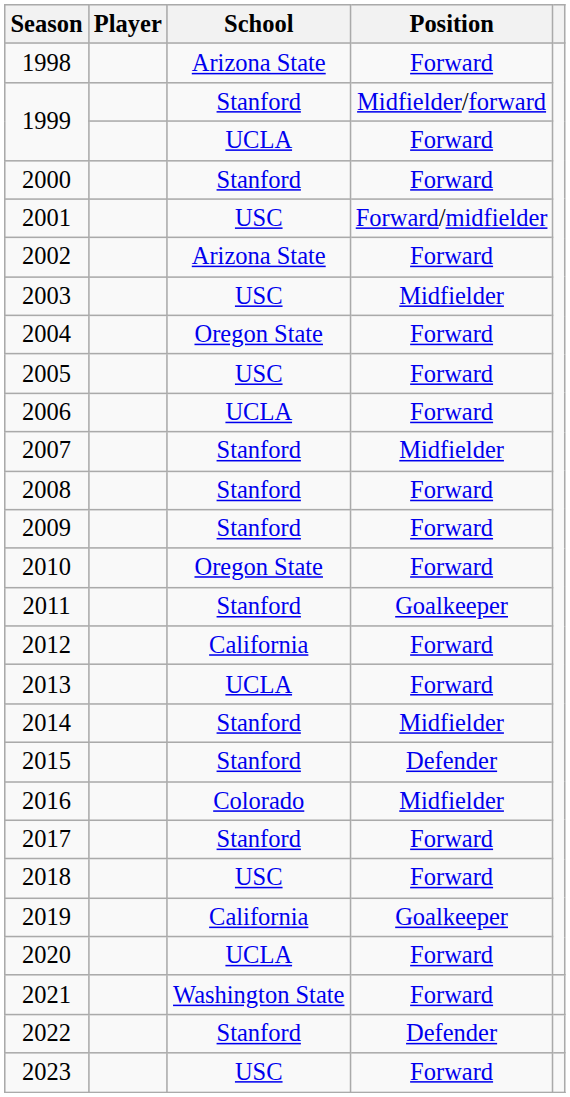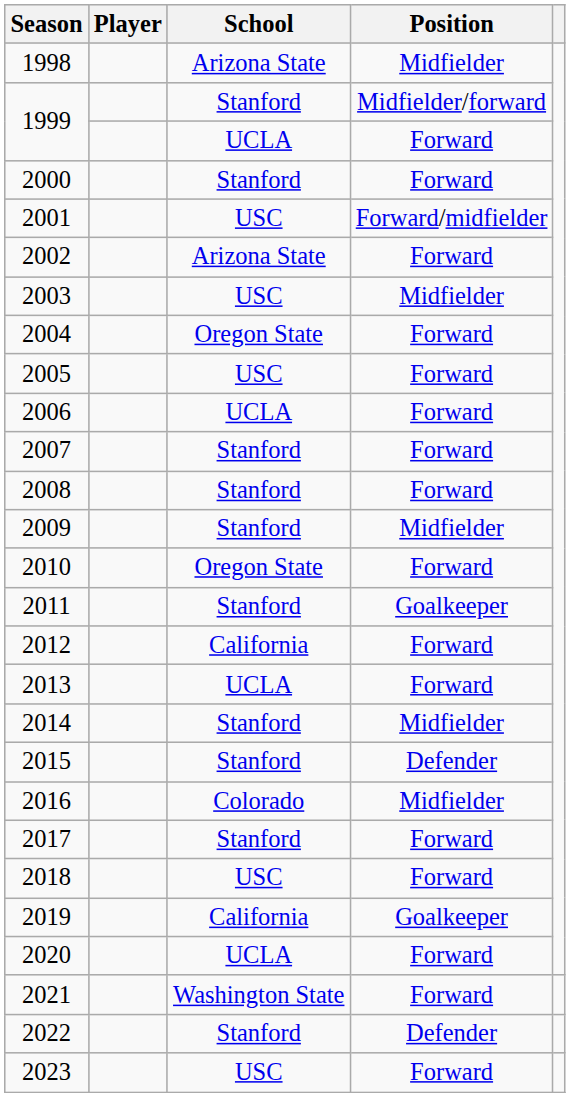(452, 62) Forward -> (452, 62) Midfielder
(452, 450) Midfielder -> (452, 450) Forward
(452, 528) Forward -> (452, 528) Midfielder
